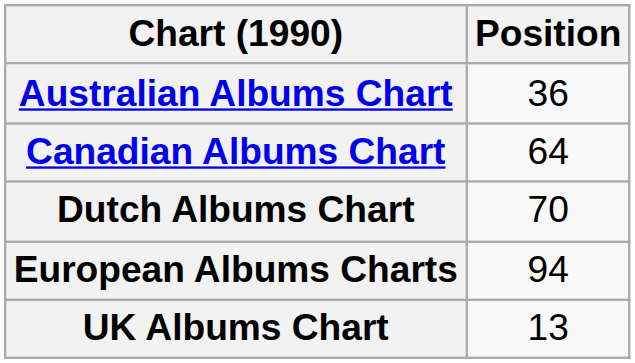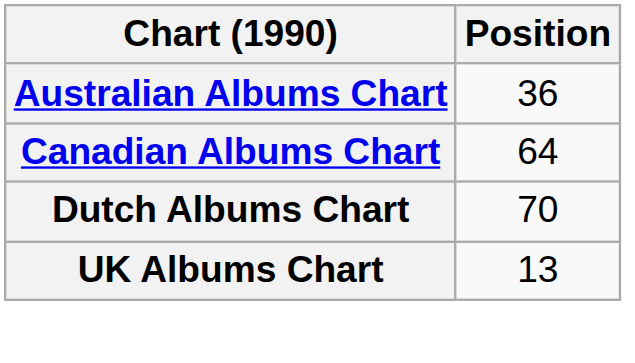- row: (236, 269)
